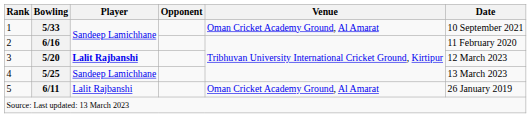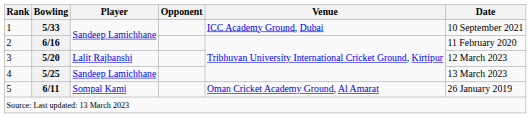(293, 27) Oman Cricket Academy Ground, Al Amarat -> (265, 27) ICC Academy Ground, Dubai
(105, 58) bold -> (102, 58) normal
(102, 89) Lalit Rajbanshi -> (99, 89) Sompal Kami
